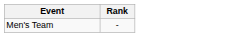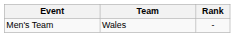+ column: (148, 12)
